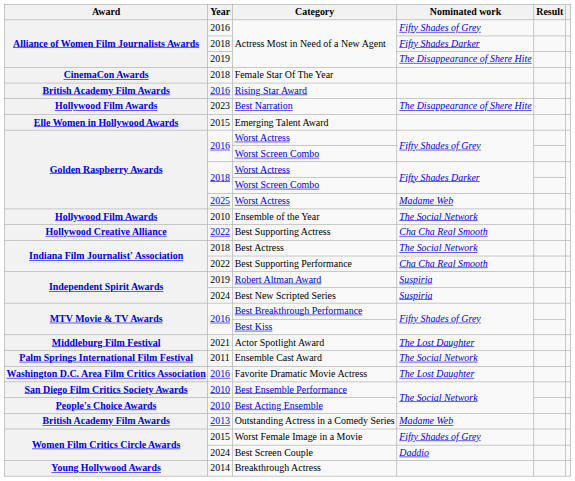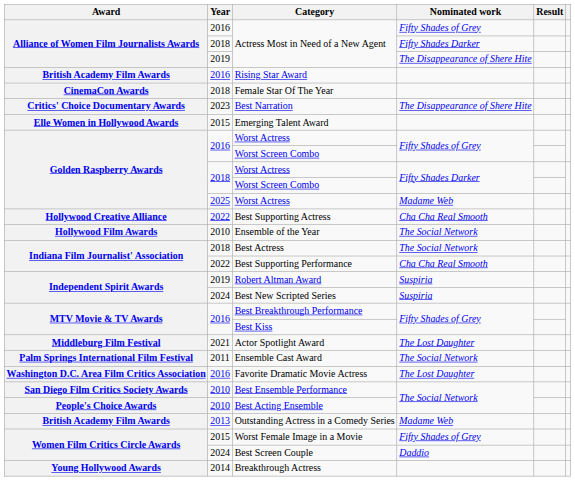rows swapped: (220, 91) <-> (220, 75)
(106, 106) Hollywood Film Awards -> (106, 106) Critics' Choice Documentary Awards
rows swapped: (220, 232) <-> (220, 216)
